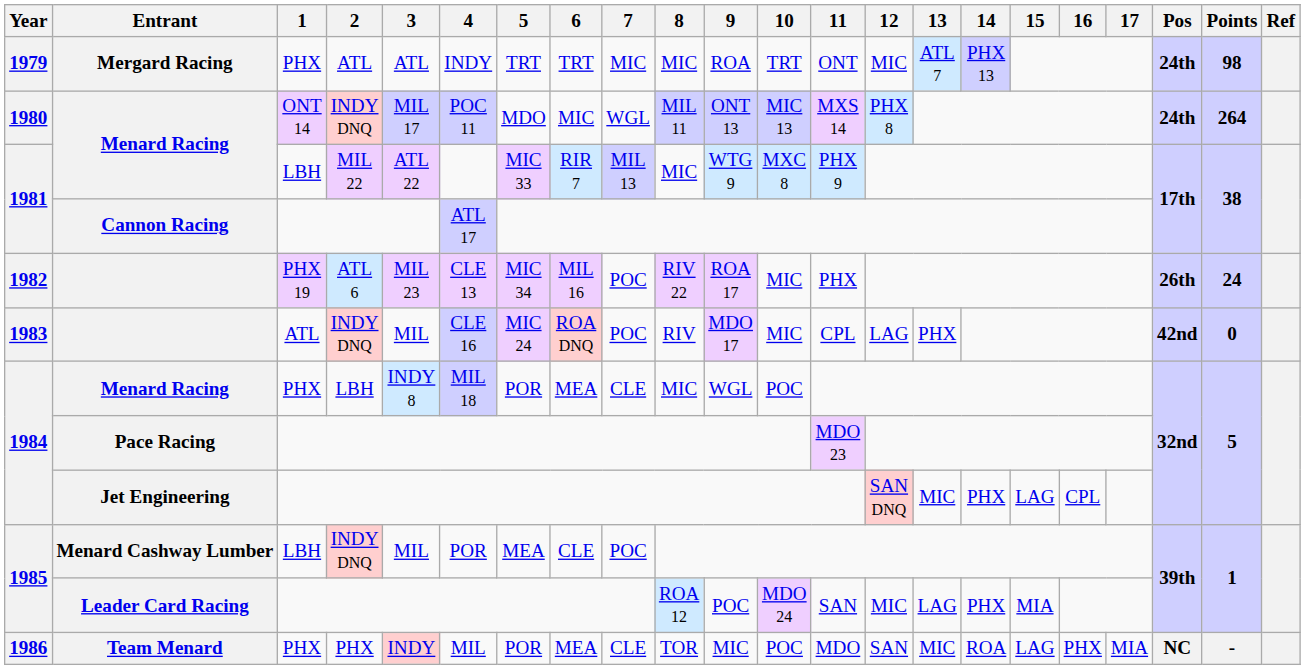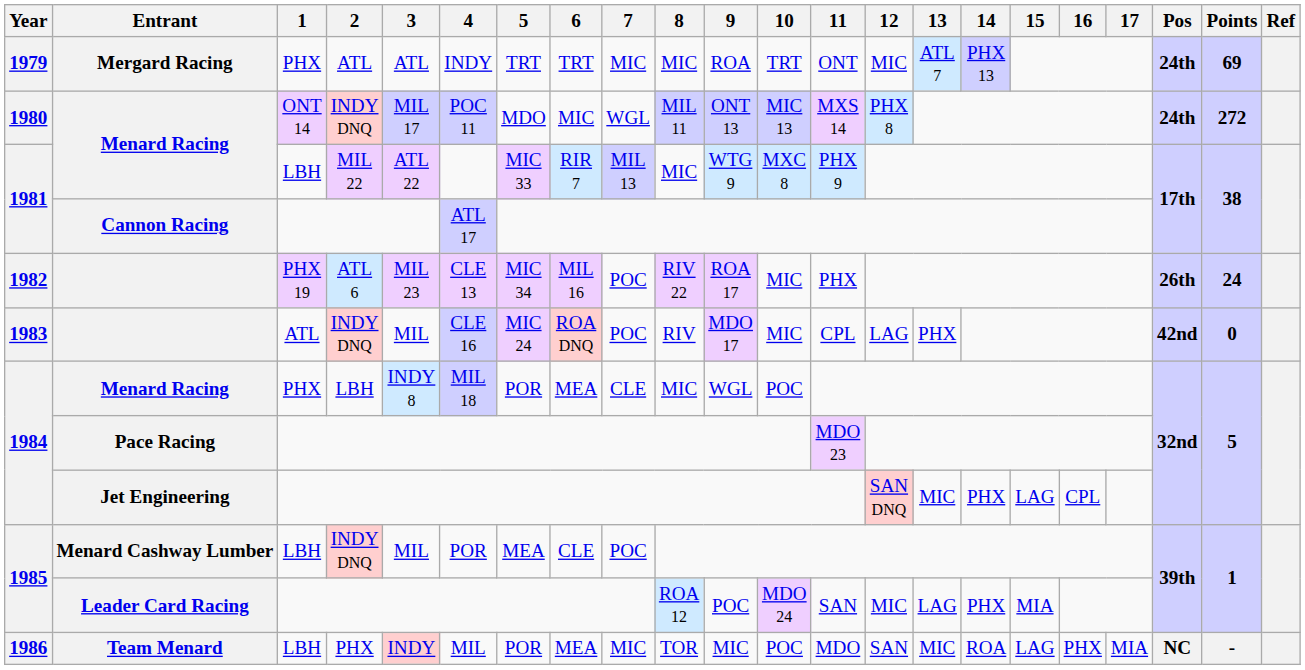(1232, 63) 98 -> (1232, 63) 69
(1232, 117) 264 -> (1232, 117) 272
(302, 648) PHX -> (302, 648) LBH
(628, 648) CLE -> (628, 648) MIC
